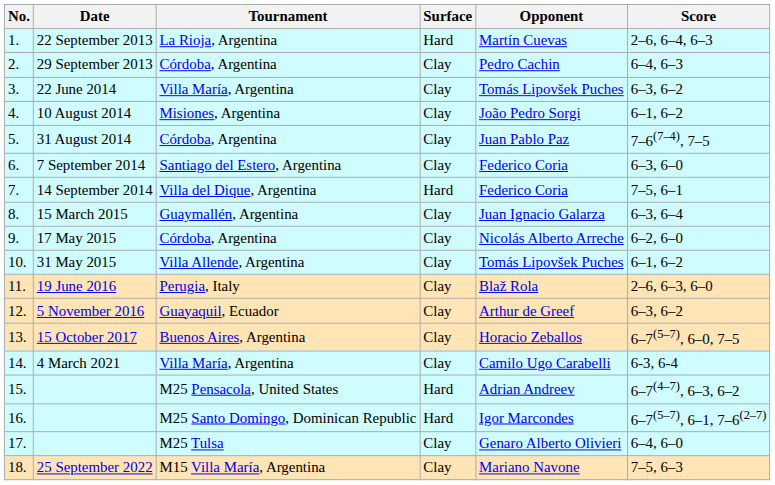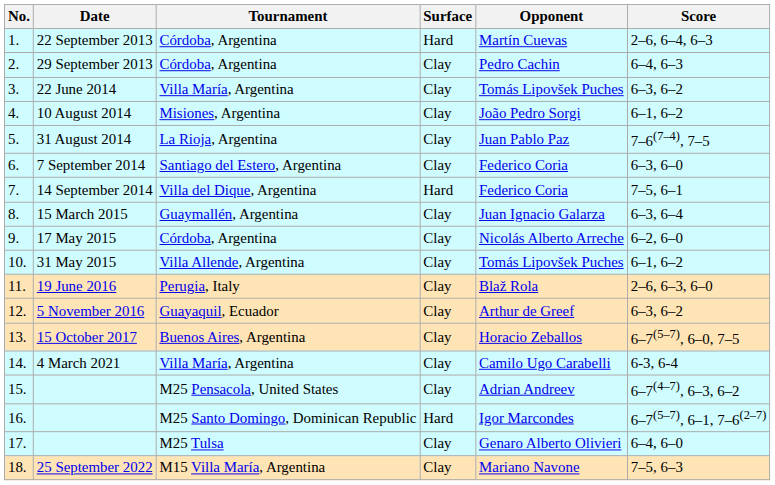(218, 40) La Rioja, Argentina -> (218, 40) Córdoba, Argentina
(218, 139) Córdoba, Argentina -> (218, 139) La Rioja, Argentina
(438, 388) Hard -> (437, 388) Clay
